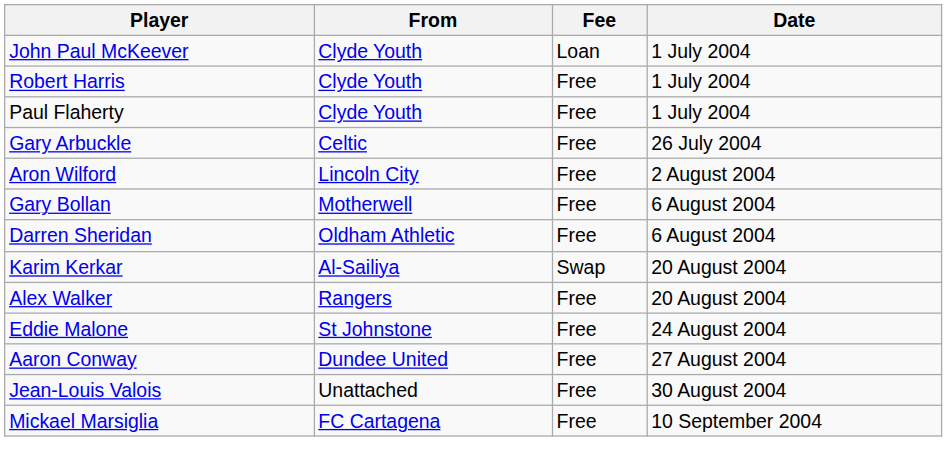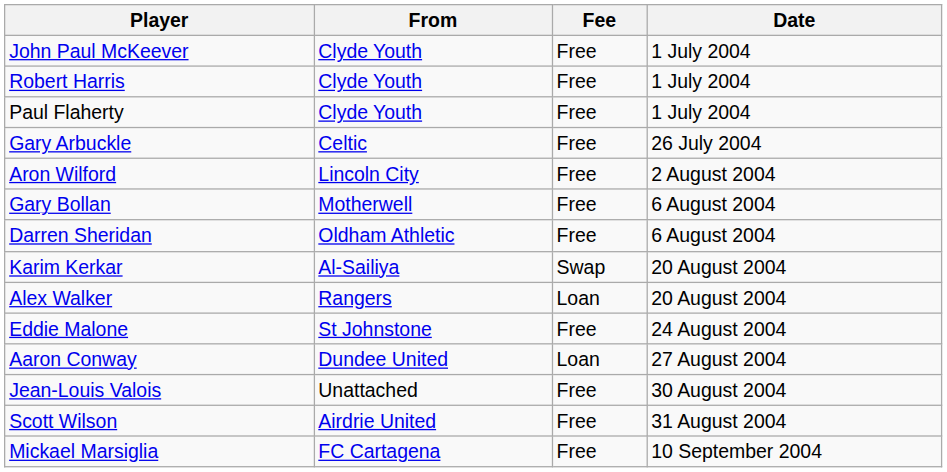(578, 51) Loan -> (577, 51) Free
(577, 297) Free -> (578, 297) Loan
(577, 359) Free -> (578, 359) Loan
+ row: (63, 421)
